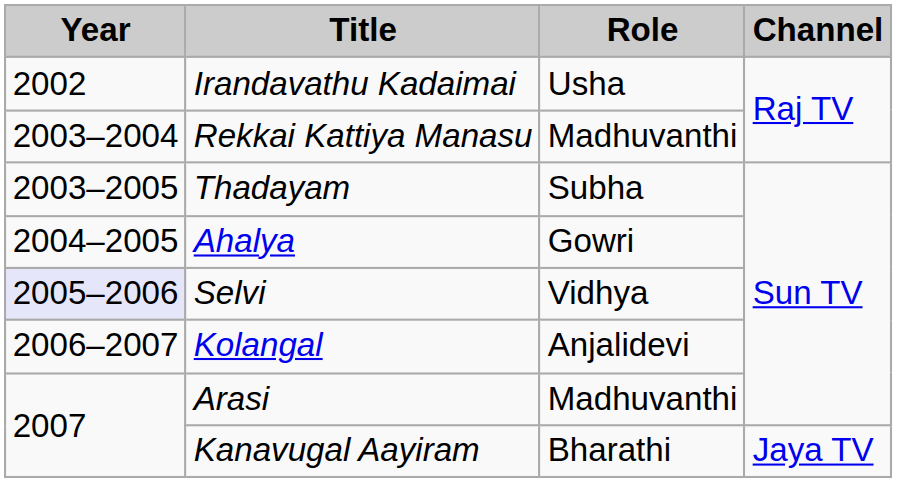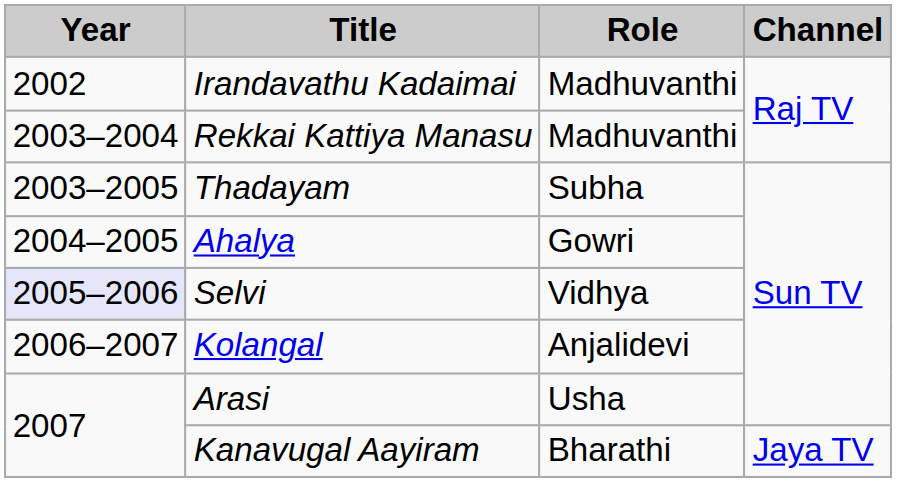(586, 83) Usha -> (643, 83) Madhuvanthi
(643, 398) Madhuvanthi -> (586, 398) Usha
